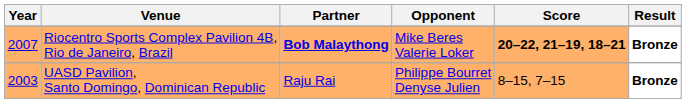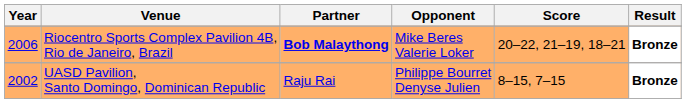(23, 44) 2007 -> (23, 44) 2006
(562, 44) bold -> (562, 44) normal
(23, 81) 2003 -> (23, 81) 2002
